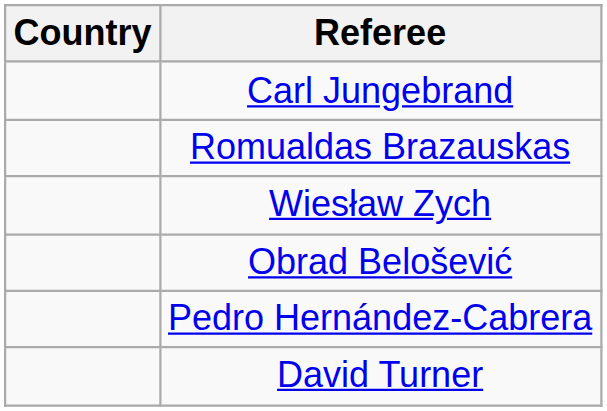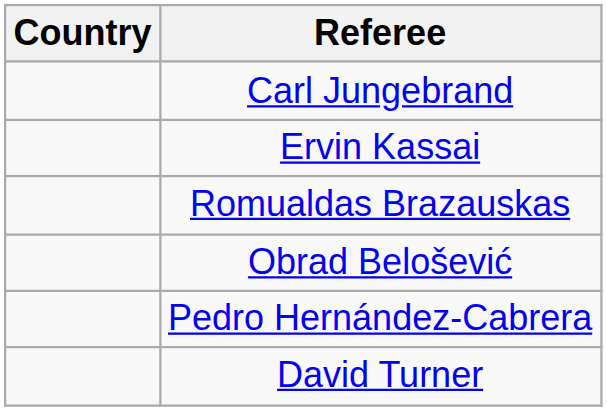+ row: (380, 147)
- row: (380, 204)
